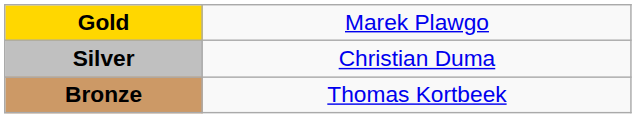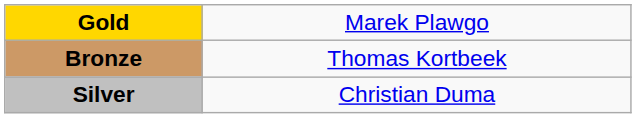rows swapped: (104, 58) <-> (104, 94)
